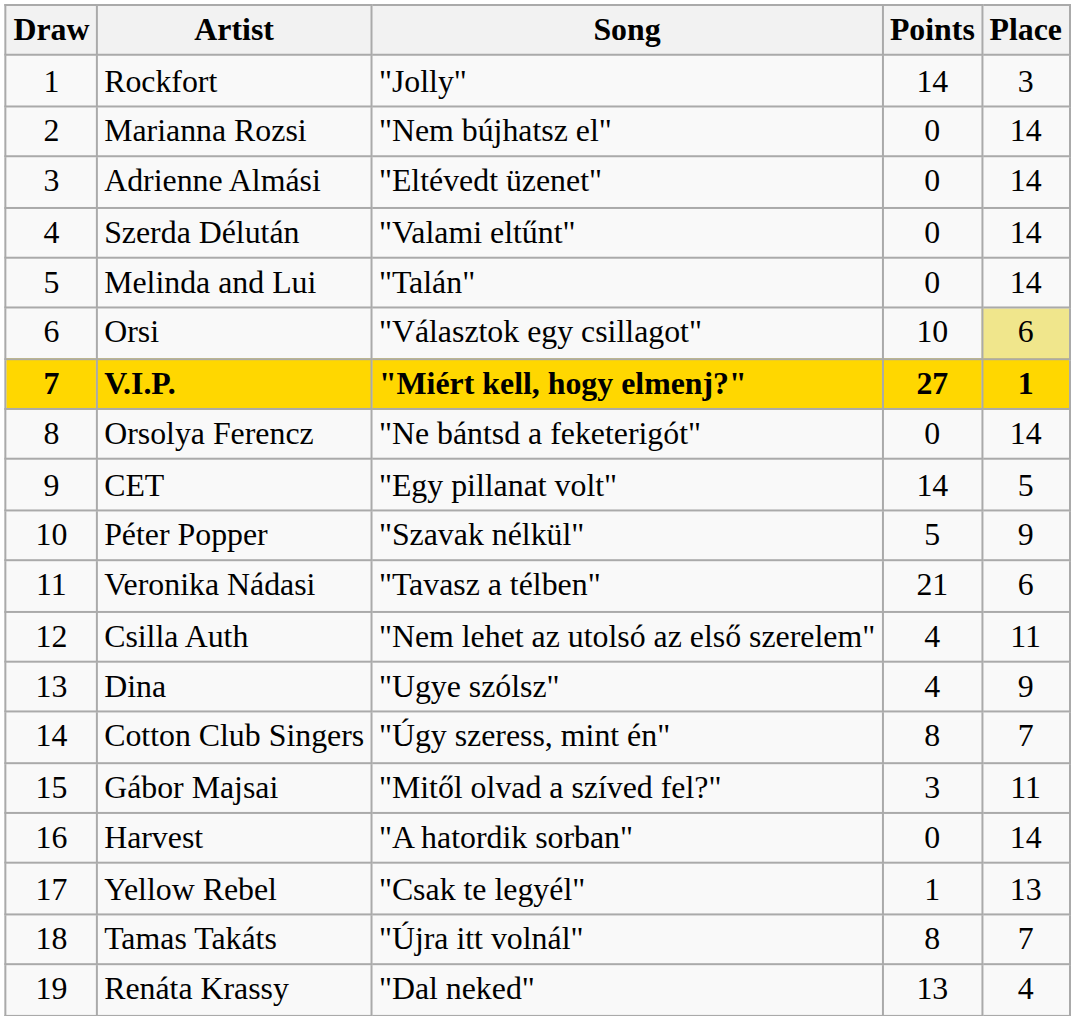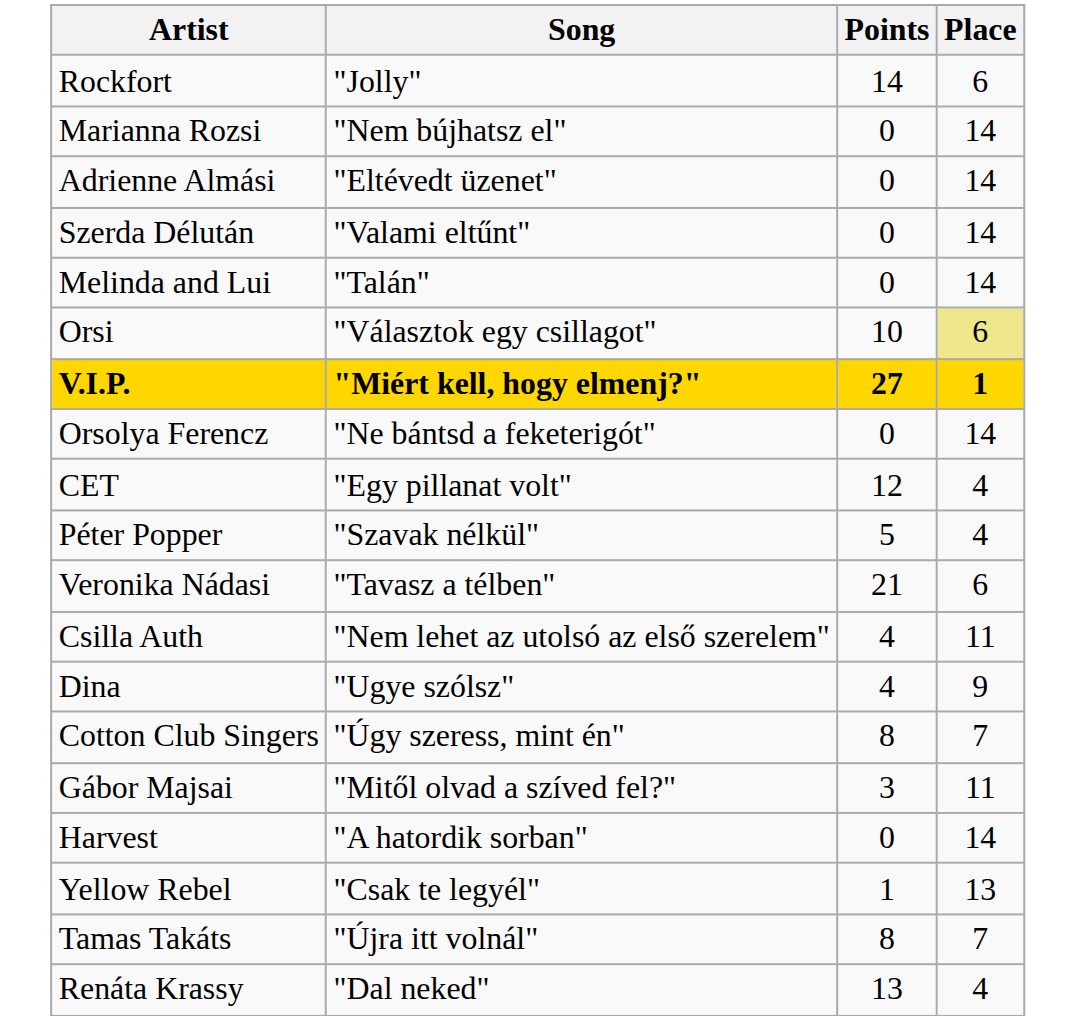- column: (51, 29)
(1026, 80) 3 -> (980, 80) 6
(932, 484) 14 -> (887, 484) 12
(1026, 484) 5 -> (980, 484) 4
(1026, 534) 9 -> (980, 534) 4
